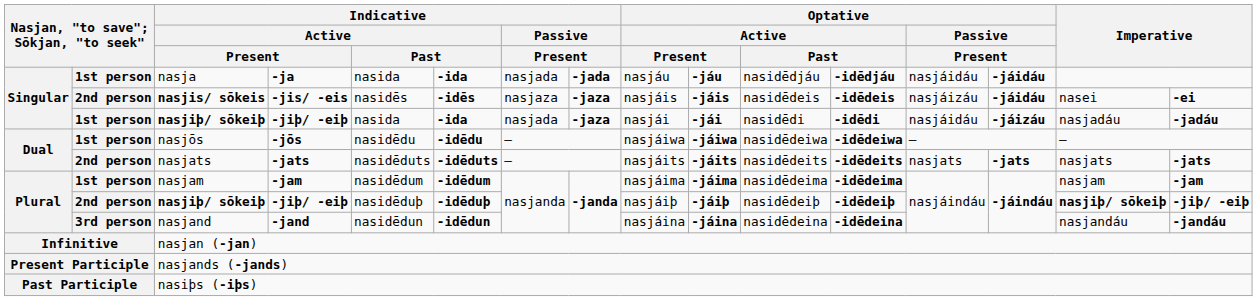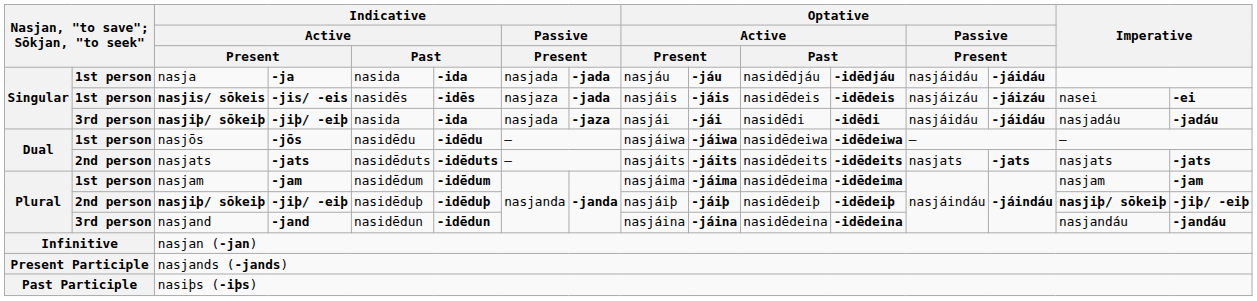(113, 98) 2nd person -> (113, 98) 1st person
(591, 98) -jaza -> (591, 98) -jada
(1018, 98) -jáidáu -> (1018, 98) -jáizáu
(113, 119) 1st person -> (113, 119) 3rd person
(1018, 119) -jáizáu -> (1018, 119) -jáidáu
